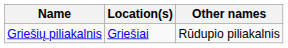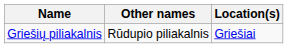columns swapped: (229, 14) <-> (140, 14)
